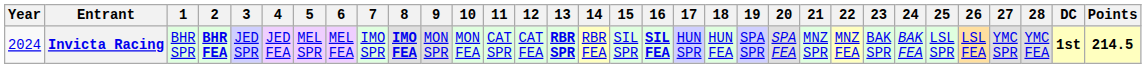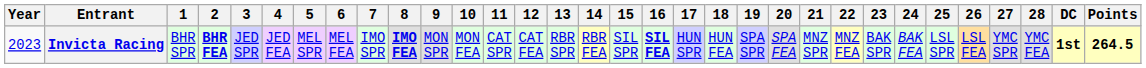(25, 45) 2024 -> (25, 45) 2023
(563, 45) bold -> (563, 45) normal
(1113, 45) 214.5 -> (1113, 45) 264.5
